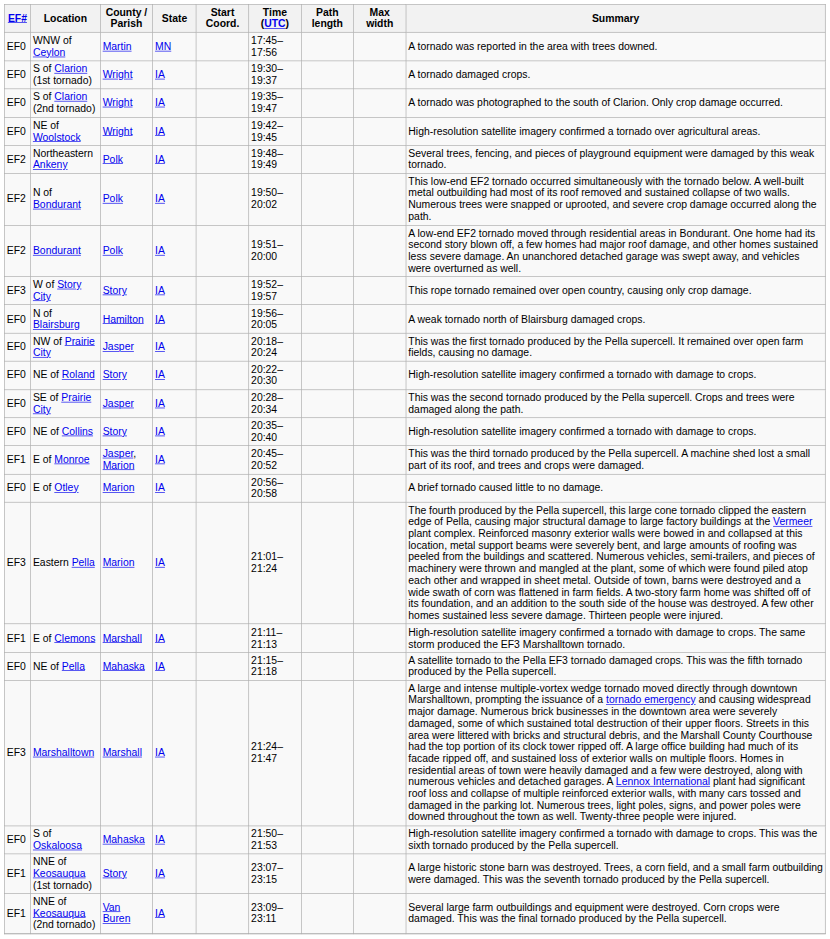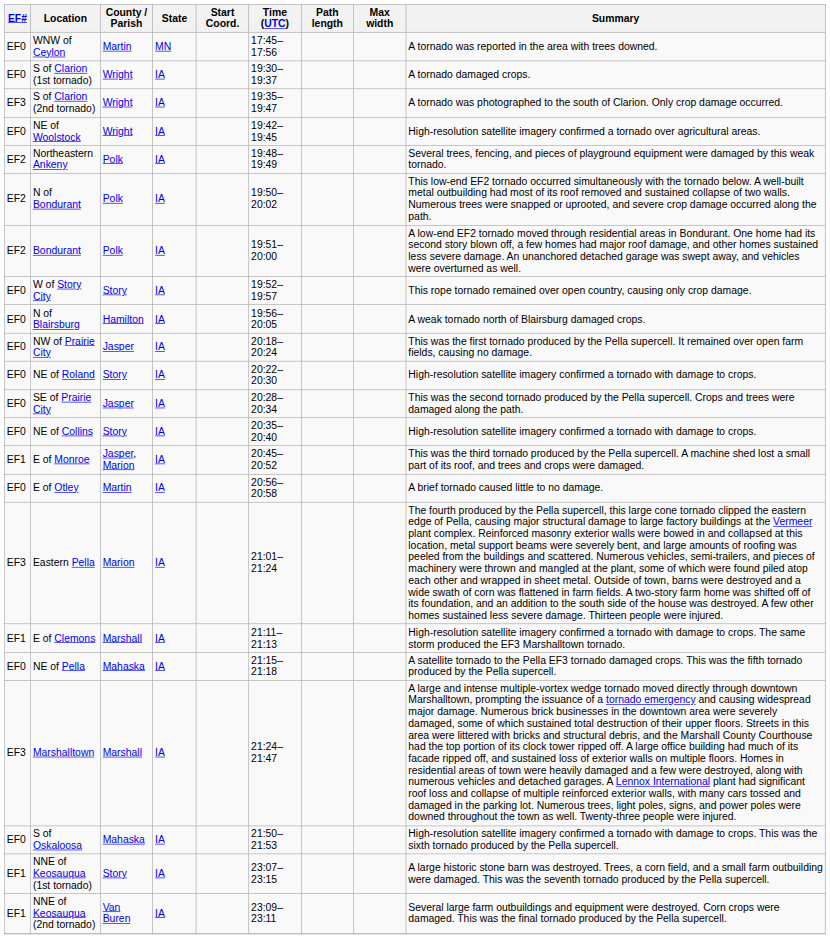(16, 103) EF0 -> (16, 103) EF3
(16, 290) EF3 -> (16, 290) EF0
(119, 488) Marion -> (117, 488) Martin
